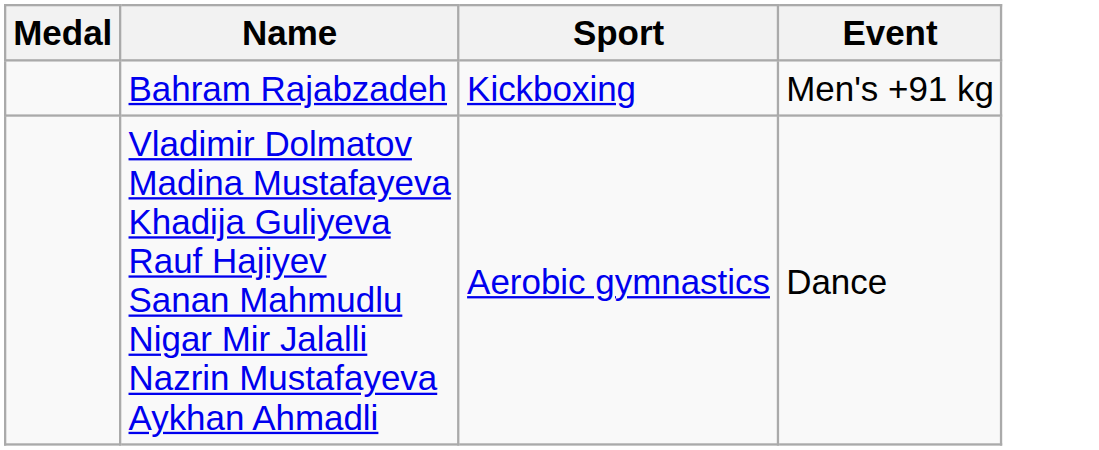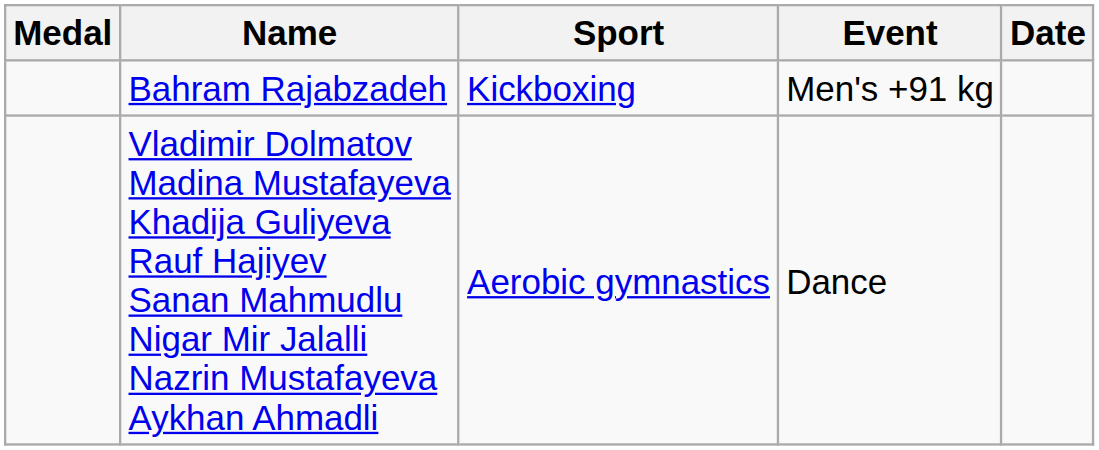+ column: (1048, 33)
